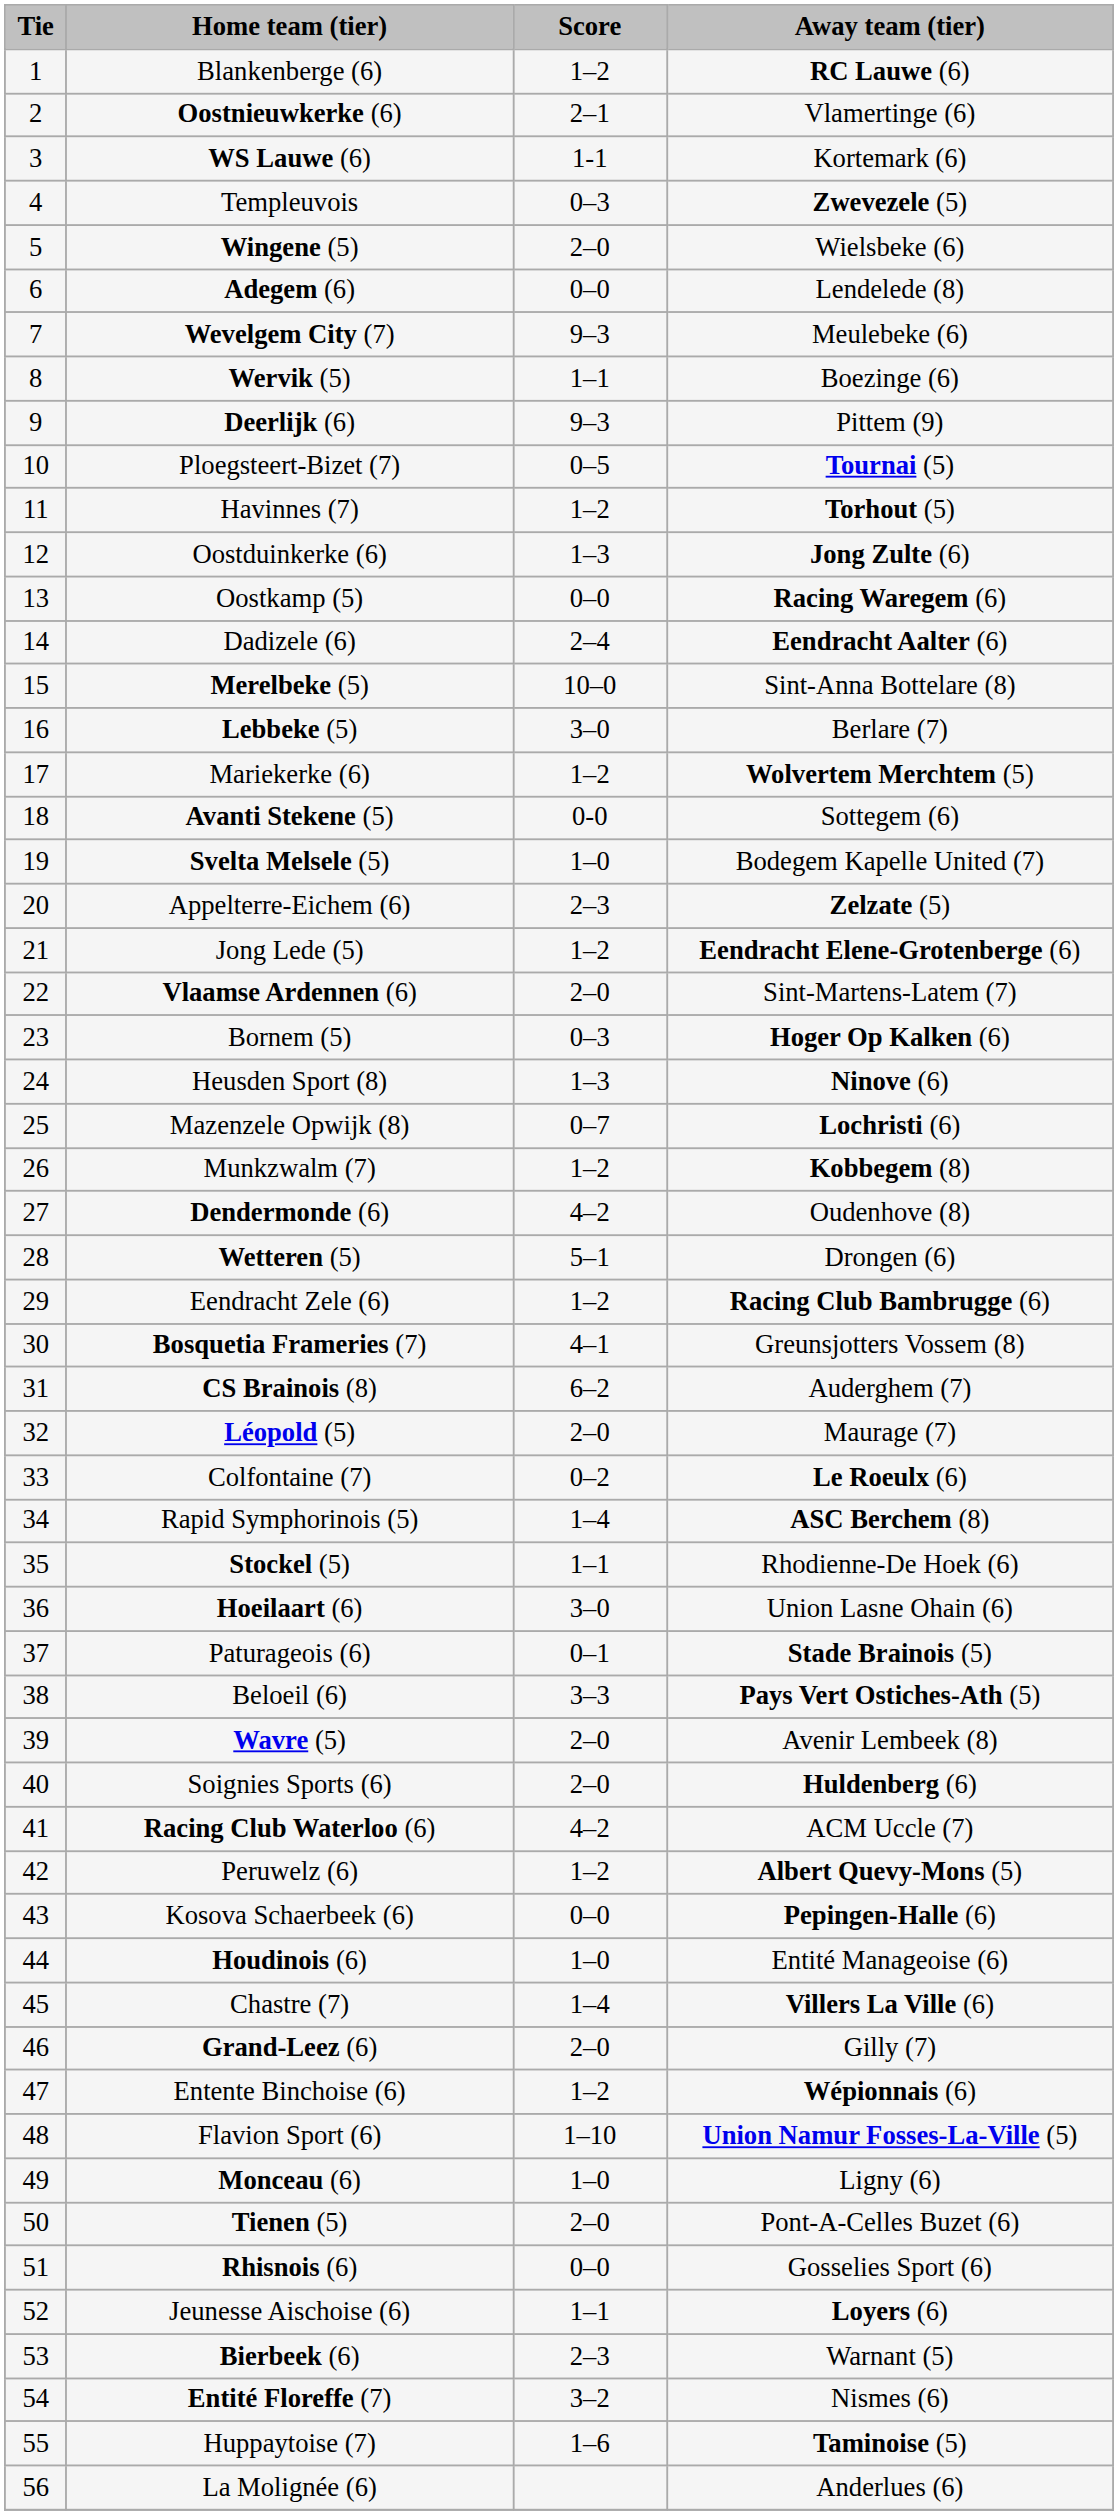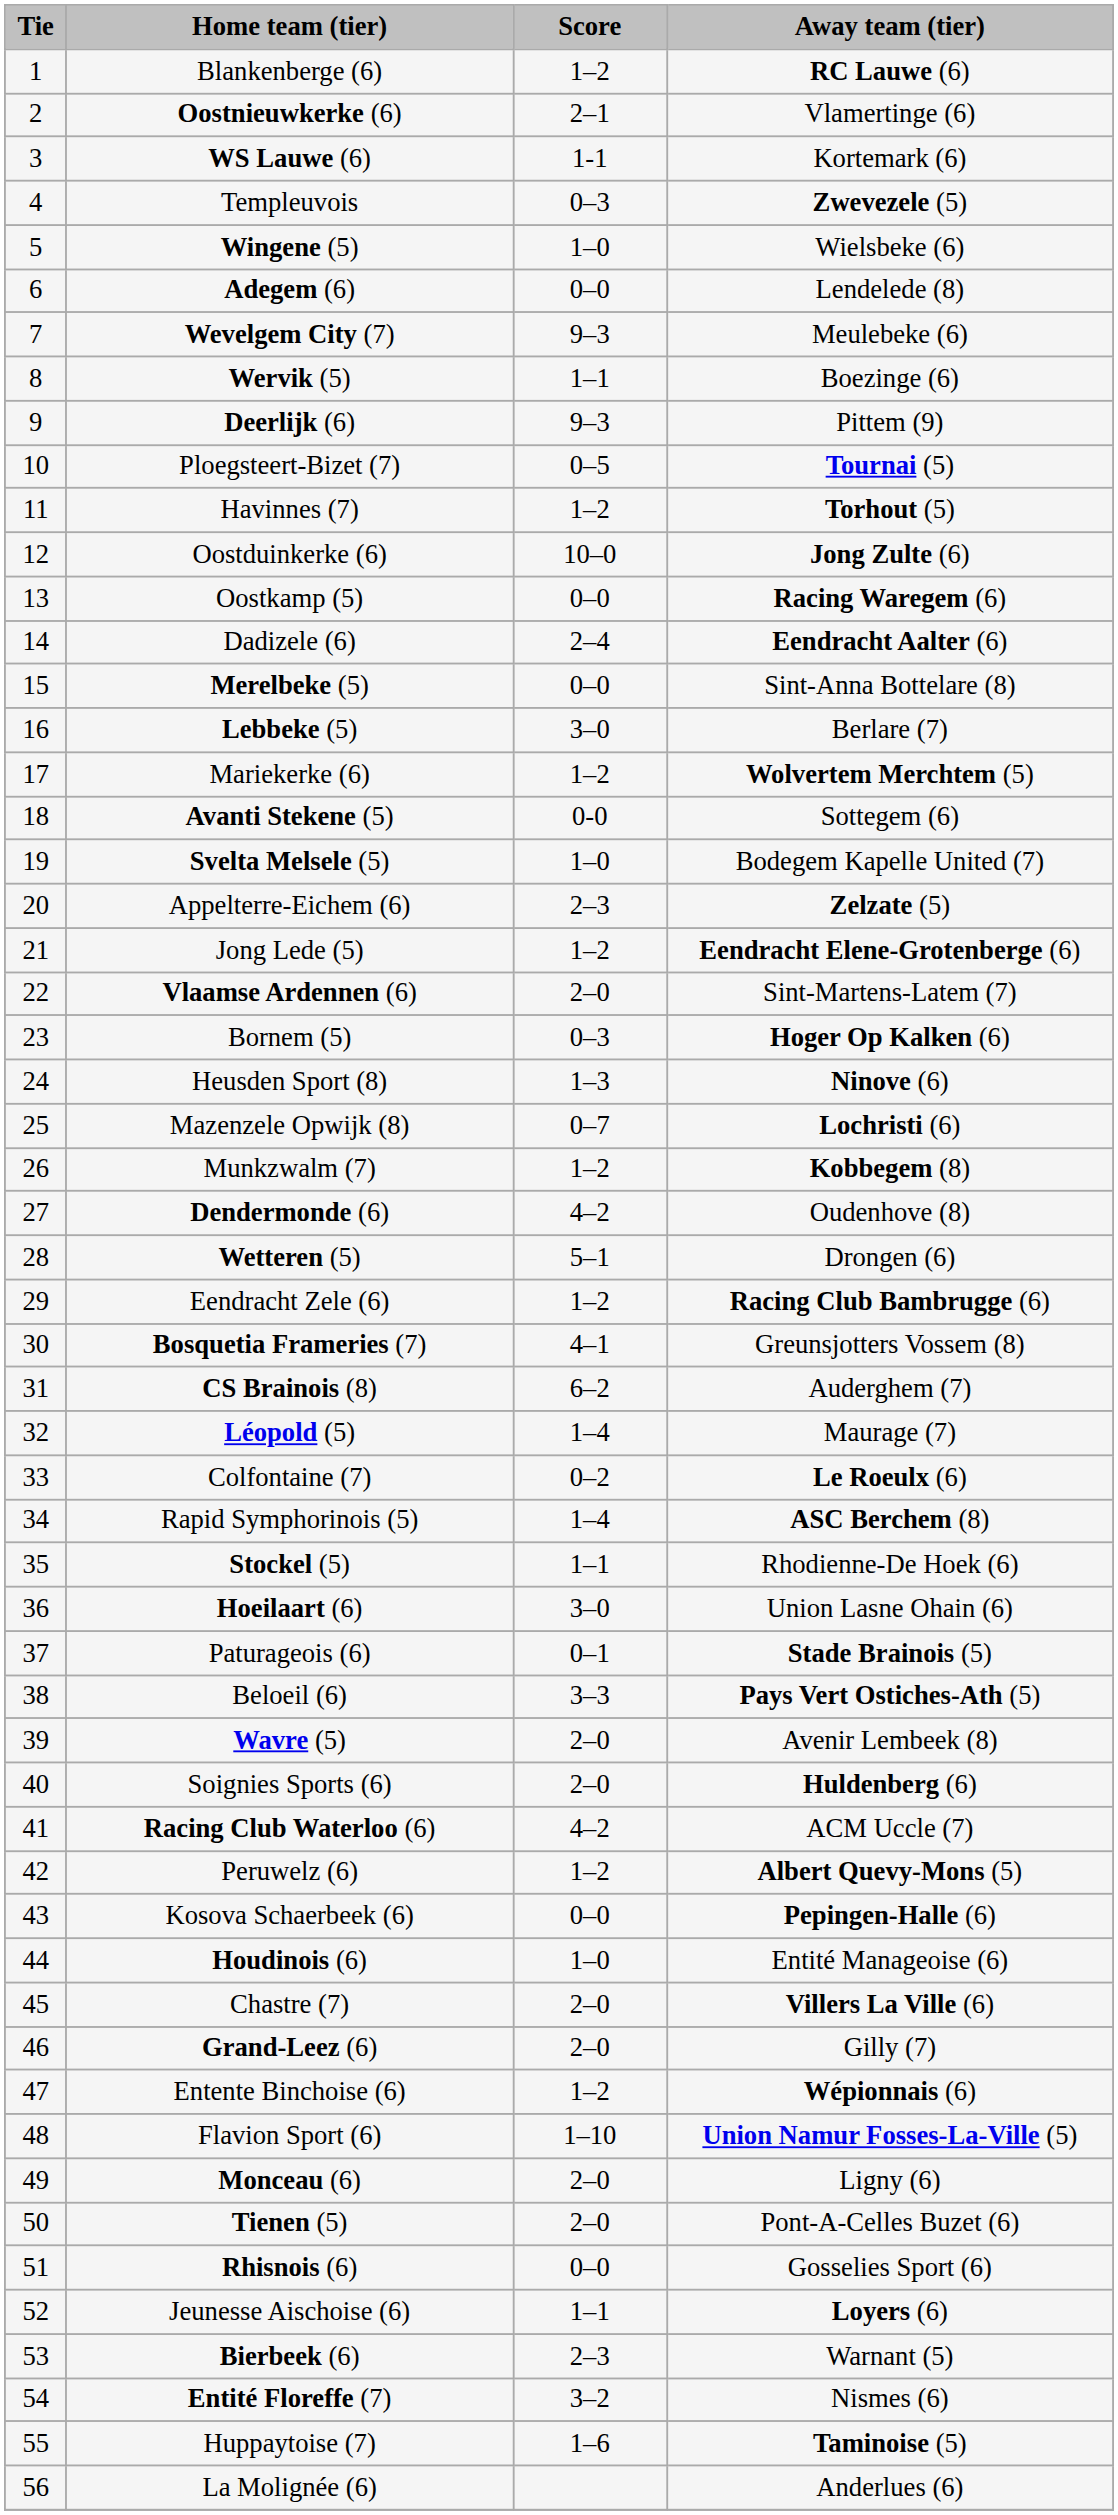(590, 246) 2–0 -> (590, 246) 1–0
(590, 554) 1–3 -> (590, 554) 10–0
(590, 685) 10–0 -> (590, 685) 0–0
(590, 1432) 2–0 -> (590, 1432) 1–4
(590, 2004) 1–4 -> (590, 2004) 2–0
(590, 2179) 1–0 -> (590, 2179) 2–0
